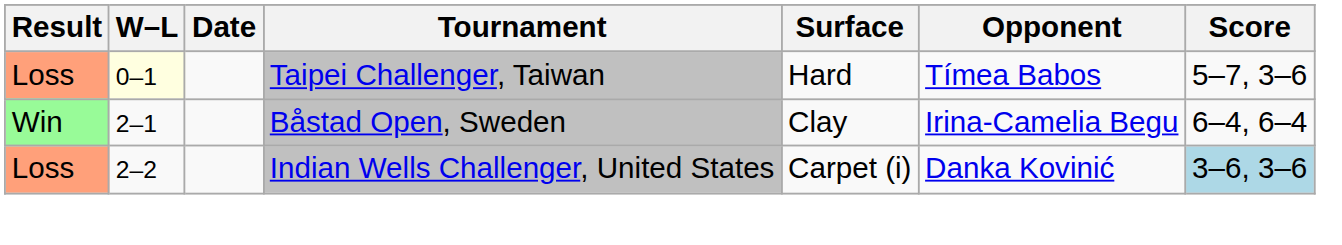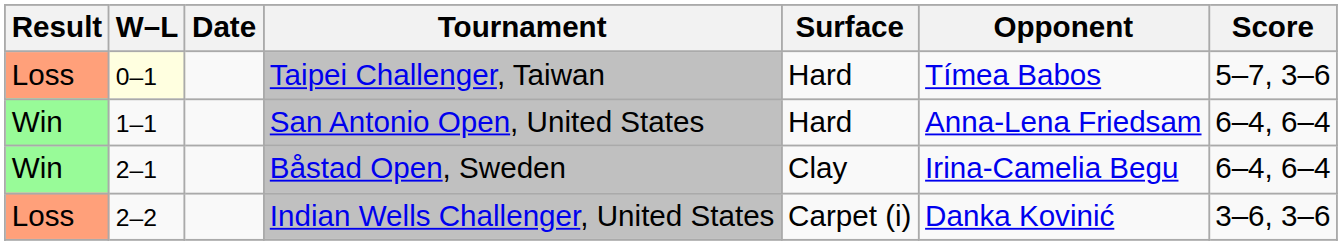+ row: (487, 121)
(1250, 168) lightblue background -> (1273, 215) no background
